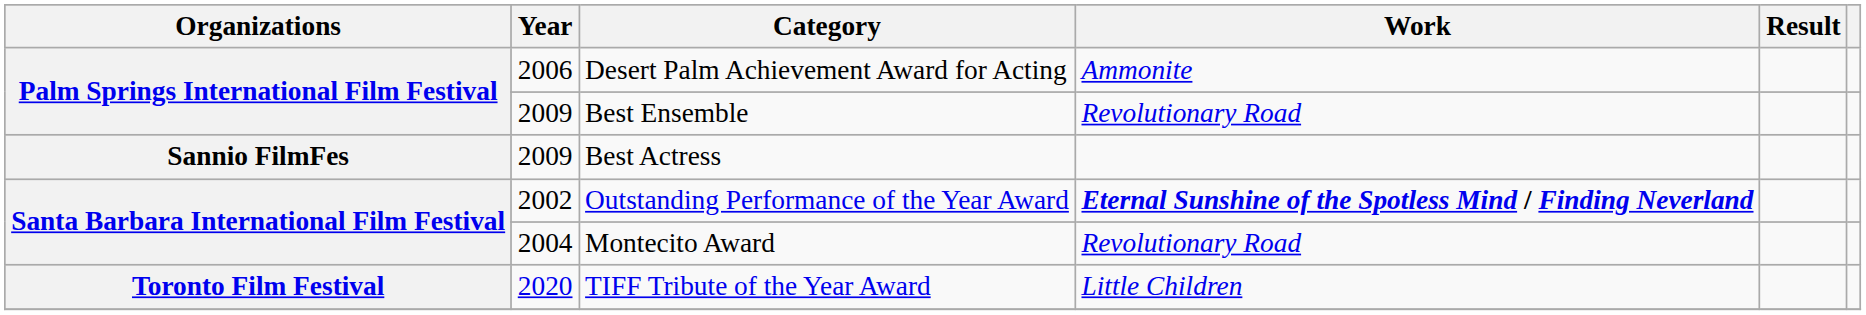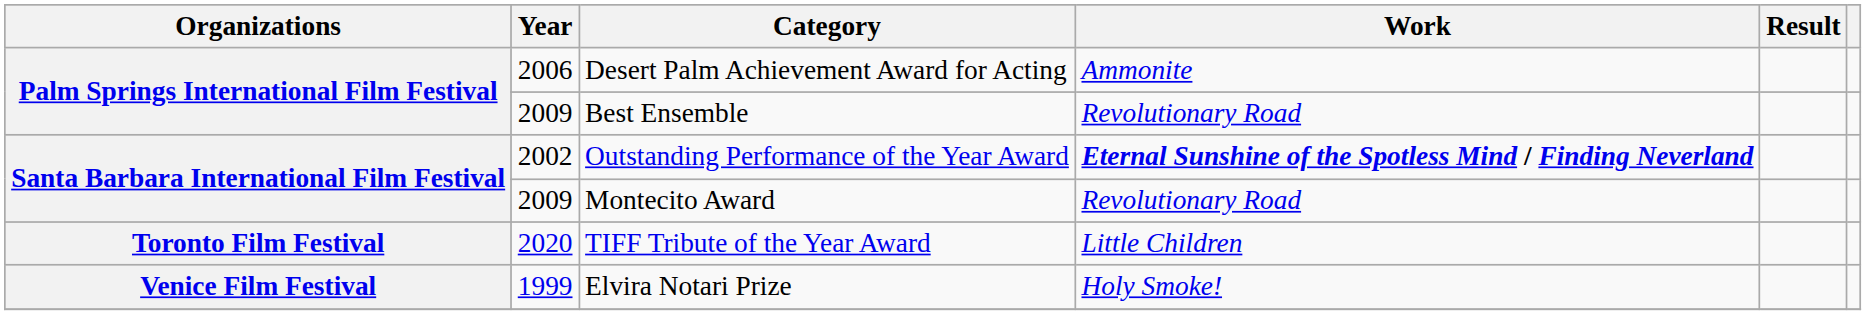- row: (653, 156)
(545, 243) 2004 -> (545, 199) 2009
+ row: (688, 286)
